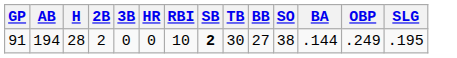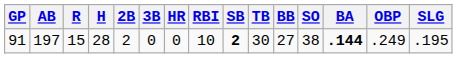+ column: (76, 17)
(47, 41) 194 -> (47, 41) 197
(320, 41) normal -> (345, 41) bold
